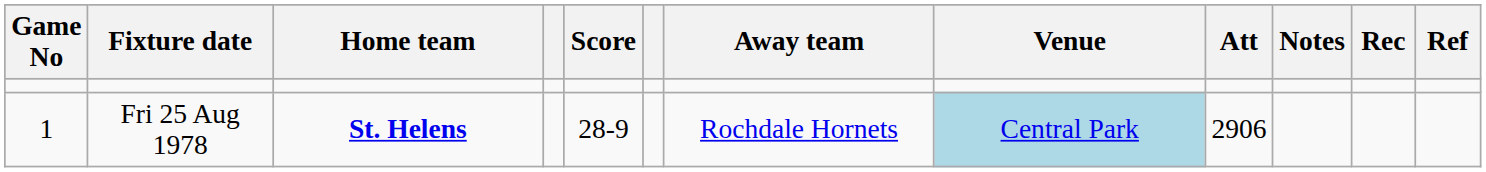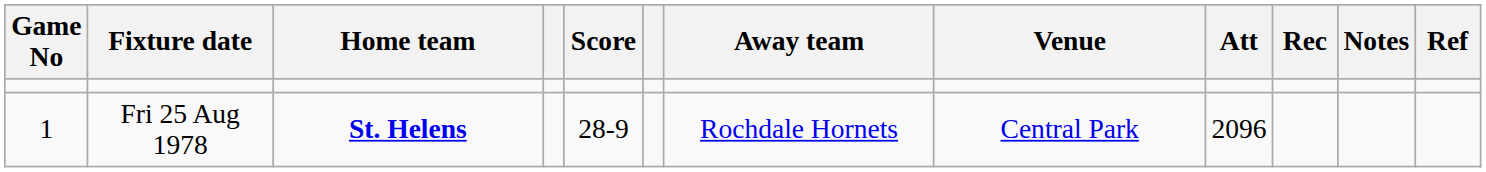columns swapped: (1383, 41) <-> (1312, 41)
(1070, 129) lightblue background -> (1070, 129) no background
(1239, 129) 2906 -> (1239, 129) 2096
